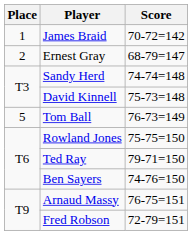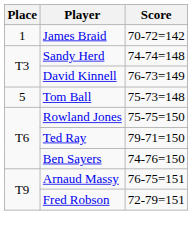- row: (74, 55)
(156, 96) 75-73=148 -> (156, 76) 76-73=149
(156, 117) 76-73=149 -> (156, 96) 75-73=148
